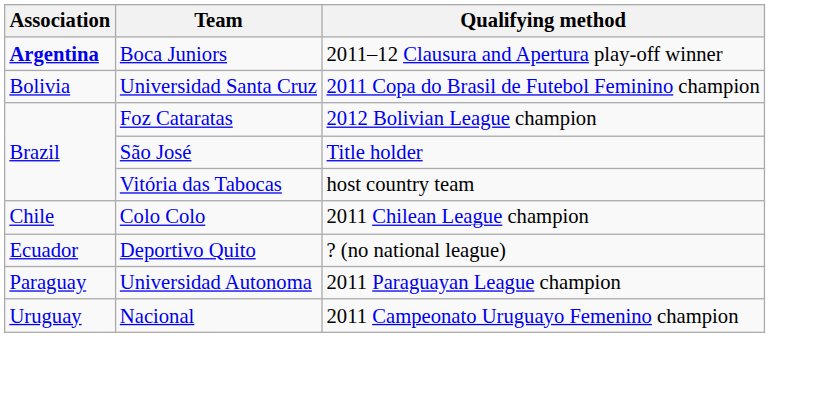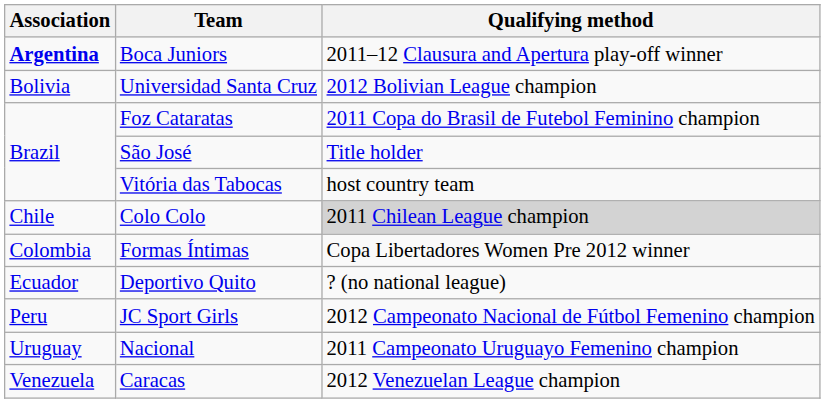(543, 86) 2011 Copa do Brasil de Futebol Feminino champion -> (462, 86) 2012 Bolivian League champion
(462, 119) 2012 Bolivian League champion -> (543, 119) 2011 Copa do Brasil de Futebol Feminino champion
(458, 217) no background -> (458, 217) lightgrey background
+ row: (184, 250)
- row: (216, 282)
+ row: (179, 315)
+ row: (153, 380)
